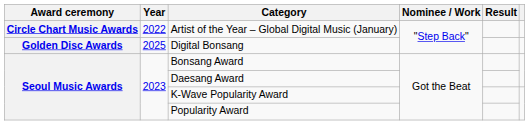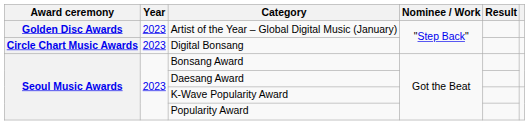(72, 29) Circle Chart Music Awards -> (72, 29) Golden Disc Awards
(154, 29) 2022 -> (154, 29) 2023
(72, 45) Golden Disc Awards -> (72, 45) Circle Chart Music Awards
(154, 45) 2025 -> (154, 45) 2023
